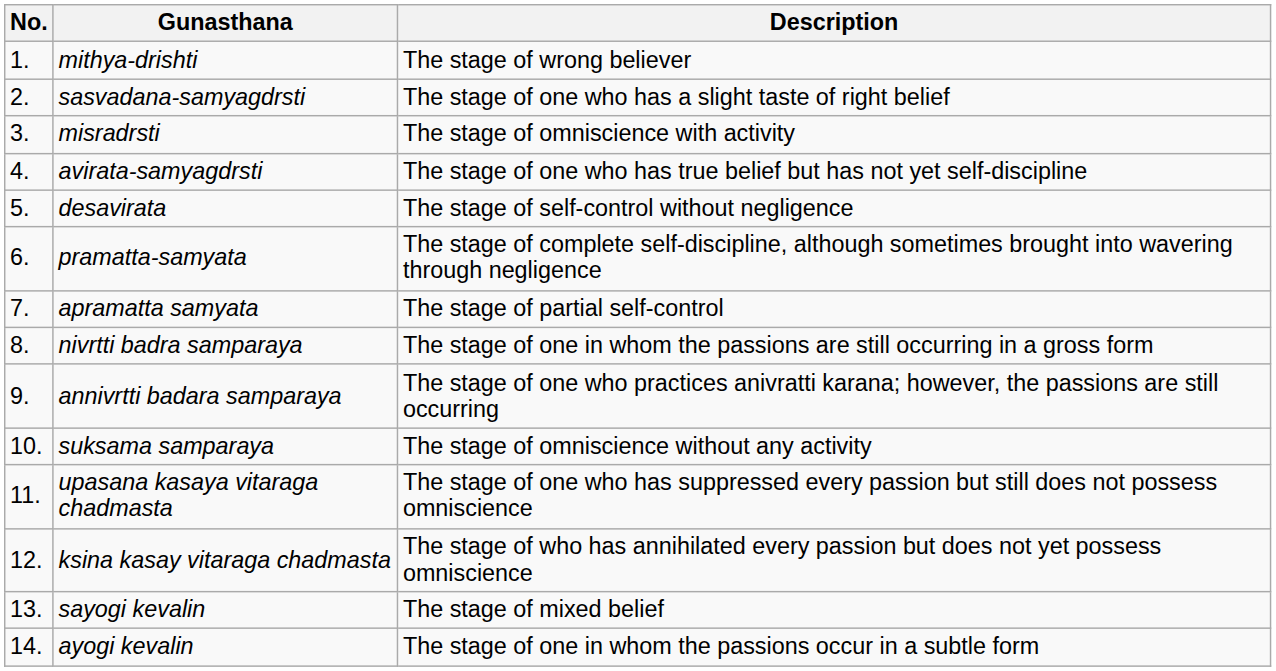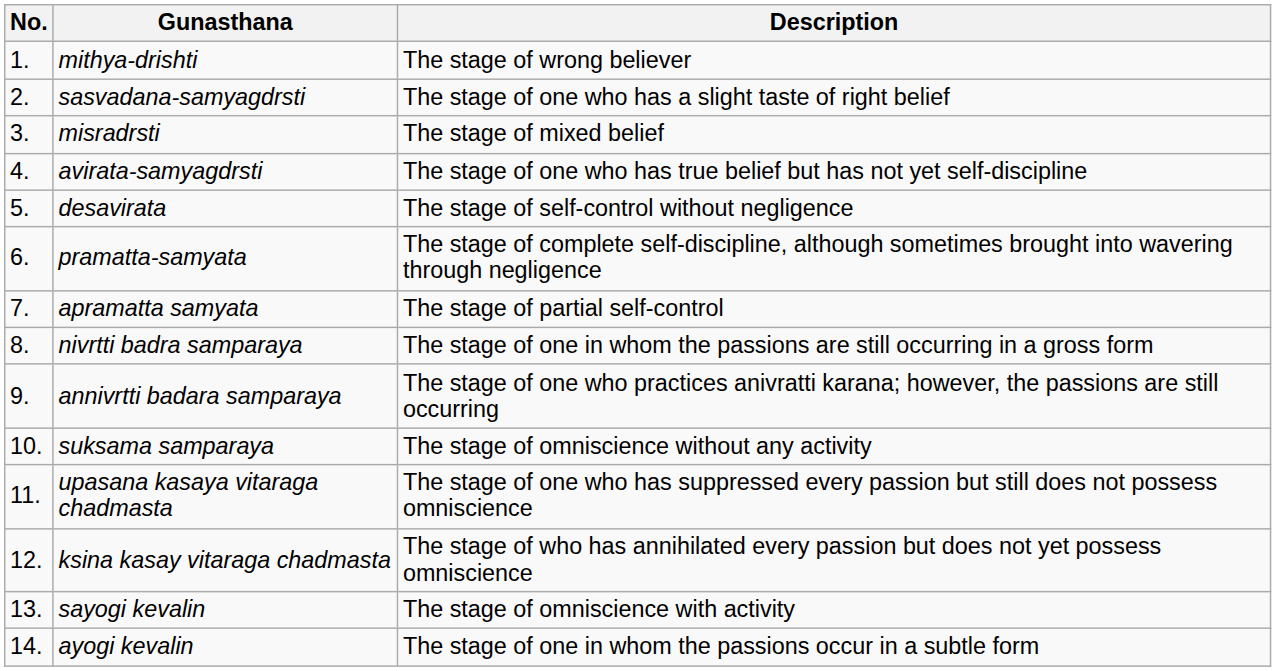(599, 134) The stage of omniscience with activity -> (533, 134) The stage of mixed belief
(533, 609) The stage of mixed belief -> (599, 609) The stage of omniscience with activity
